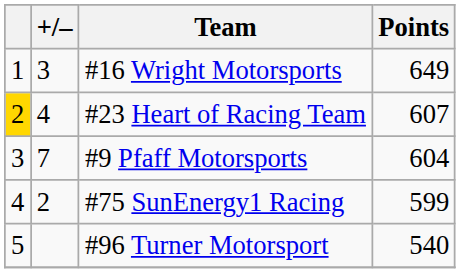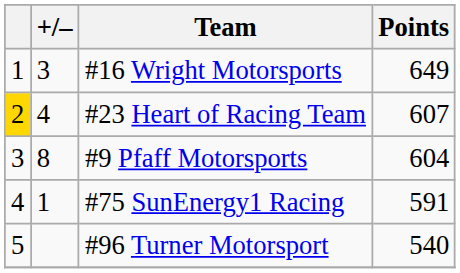(43, 158) 7 -> (43, 158) 8
(43, 202) 2 -> (43, 202) 1
(429, 202) 599 -> (429, 202) 591
